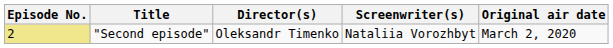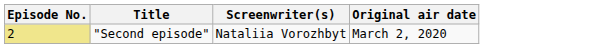- column: (277, 14)
